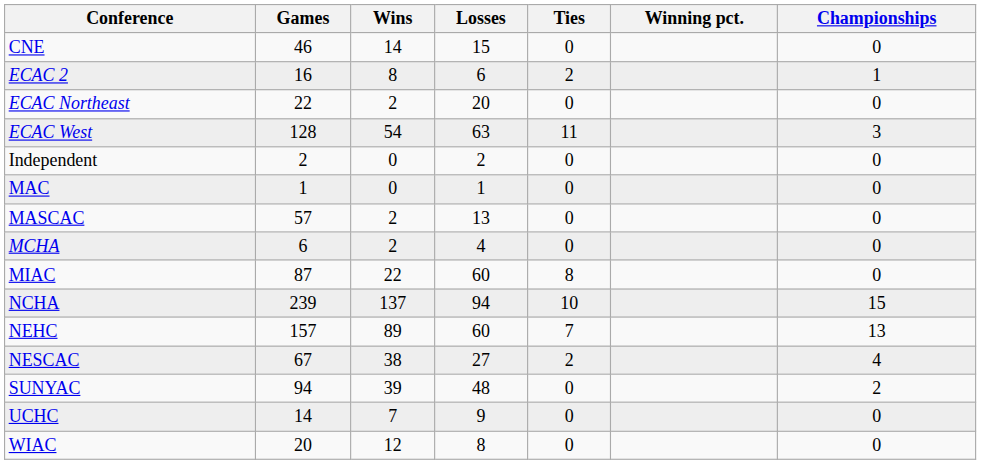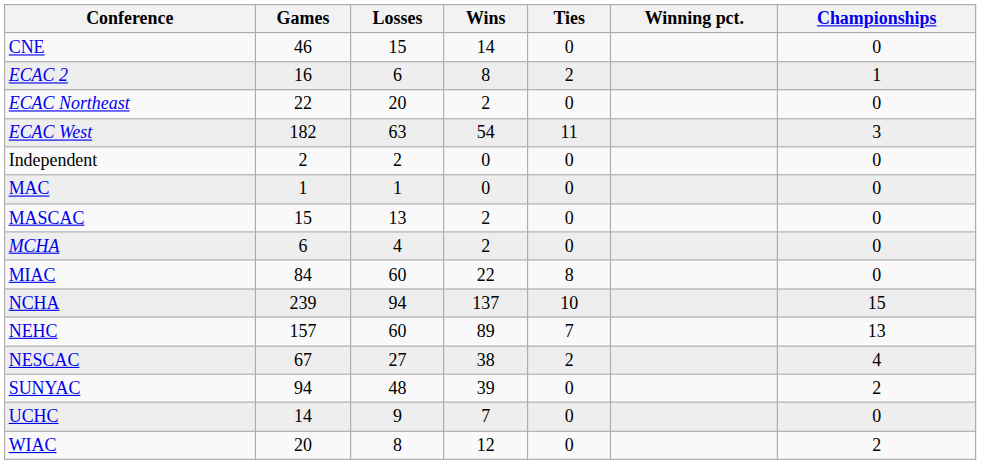columns swapped: (393, 18) <-> (481, 18)
(303, 132) 128 -> (303, 132) 182
(303, 217) 57 -> (303, 217) 15
(303, 274) 87 -> (303, 274) 84
(877, 445) 0 -> (877, 445) 2
